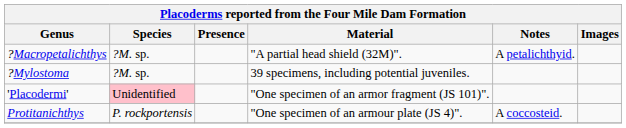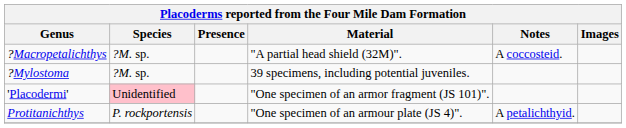(535, 53) A petalichthyid. -> (529, 53) A coccosteid.
(529, 113) A coccosteid. -> (535, 113) A petalichthyid.
